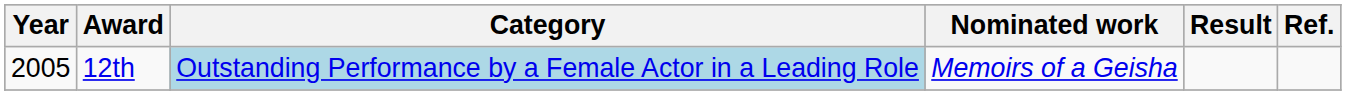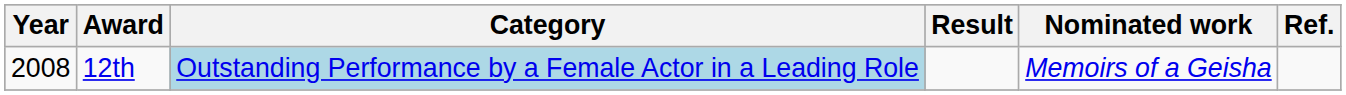columns swapped: (1054, 25) <-> (1231, 25)
(41, 68) 2005 -> (41, 68) 2008
